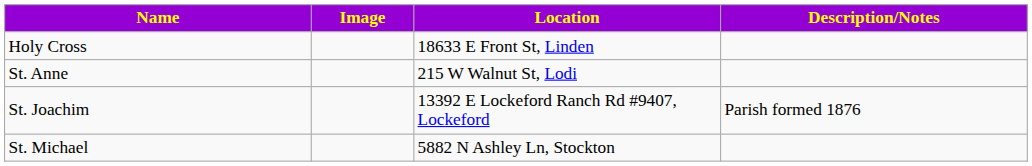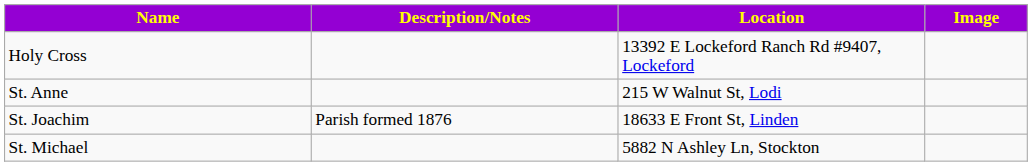columns swapped: (362, 18) <-> (874, 18)
(506, 45) 18633 E Front St, Linden -> (752, 55) 13392 E Lockeford Ranch Rd #9407, Lockeford
(547, 110) 13392 E Lockeford Ranch Rd #9407, Lockeford -> (710, 119) 18633 E Front St, Linden
